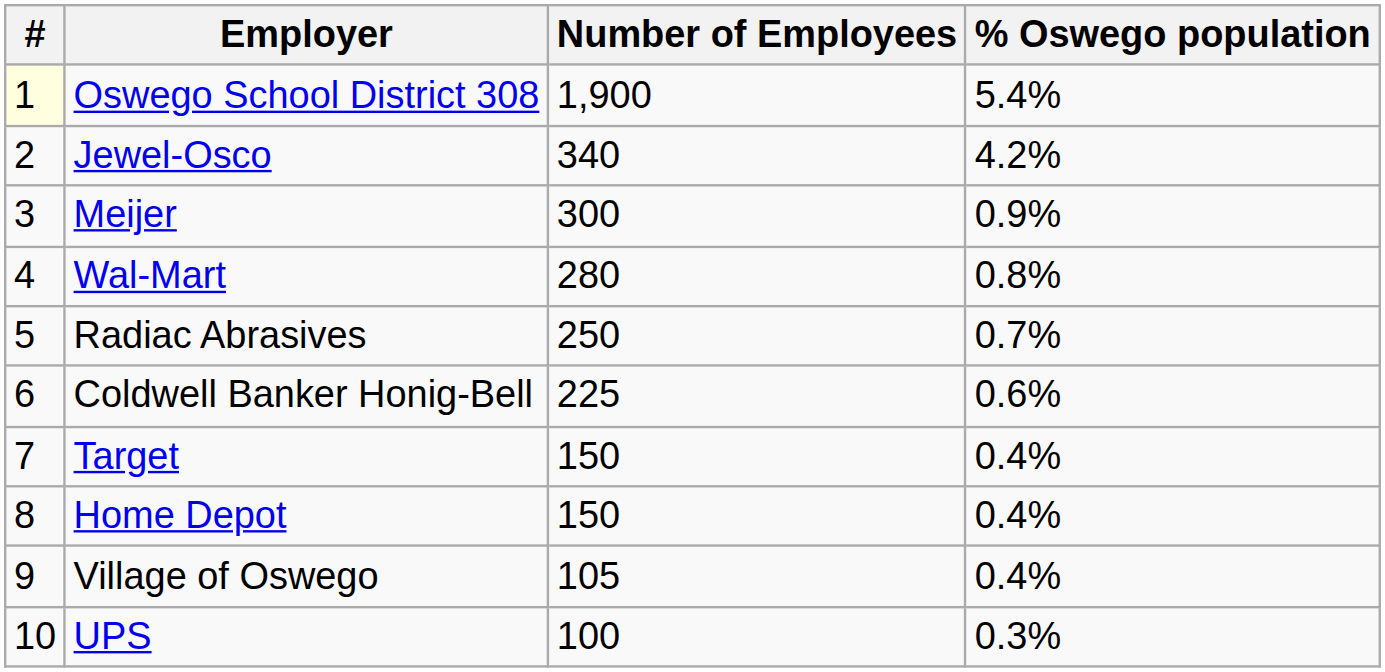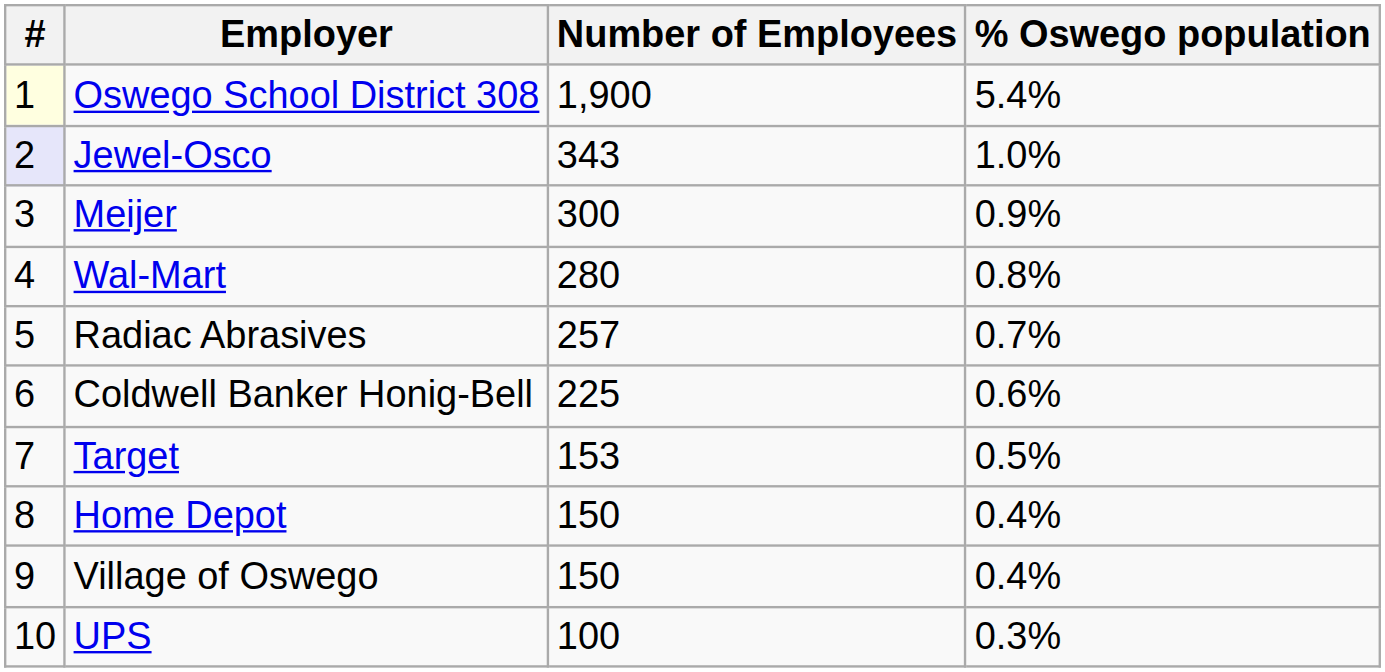(24, 154) no background -> (24, 154) lavender background
(588, 154) 340 -> (588, 154) 343
(1018, 154) 4.2% -> (1018, 154) 1.0%
(588, 335) 250 -> (588, 335) 257
(588, 455) 150 -> (588, 455) 153
(1018, 455) 0.4% -> (1018, 455) 0.5%
(588, 575) 105 -> (588, 575) 150
